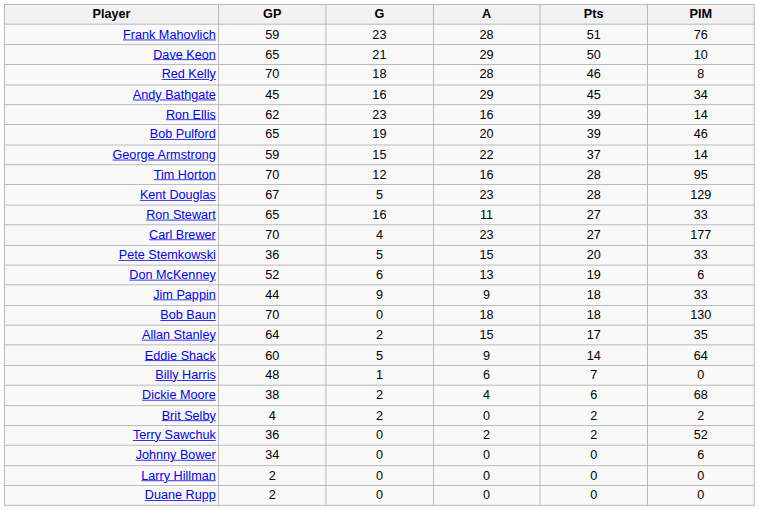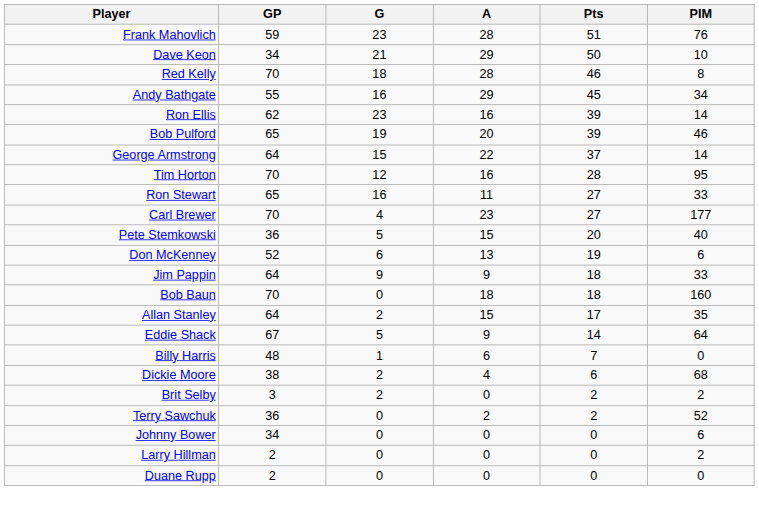(272, 54) 65 -> (272, 54) 34
(272, 94) 45 -> (272, 94) 55
(272, 154) 59 -> (272, 154) 64
- row: (178, 194)
(701, 255) 33 -> (701, 235) 40
(272, 295) 44 -> (272, 275) 64
(701, 315) 130 -> (701, 295) 160
(272, 355) 60 -> (272, 335) 67
(272, 415) 4 -> (272, 395) 3
(701, 475) 0 -> (701, 455) 2
